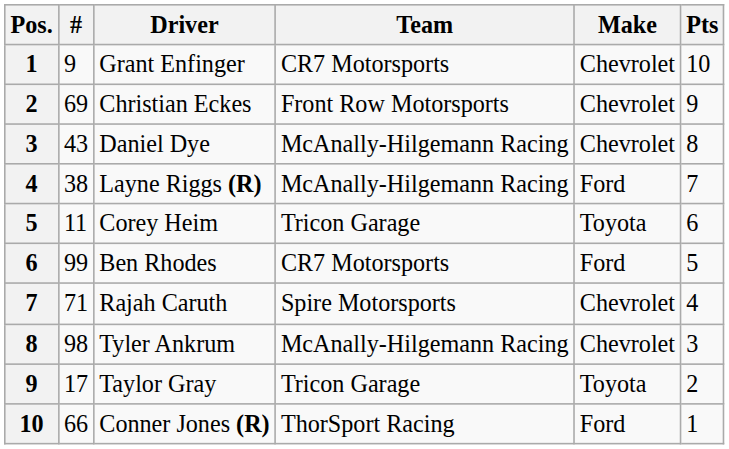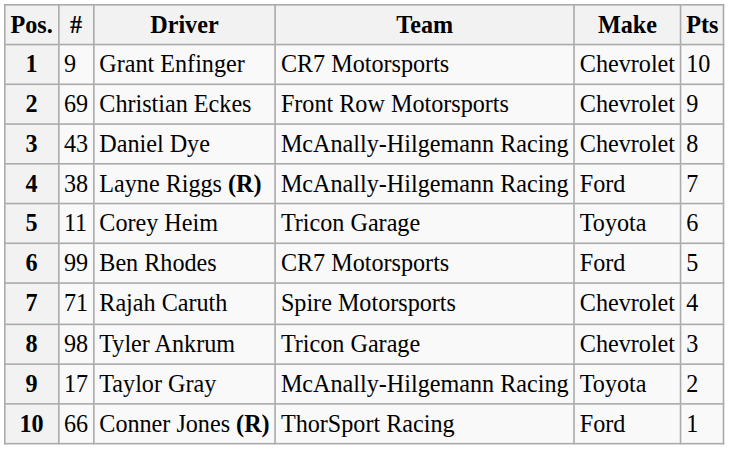(425, 343) McAnally-Hilgemann Racing -> (351, 343) Tricon Garage
(351, 383) Tricon Garage -> (425, 383) McAnally-Hilgemann Racing
